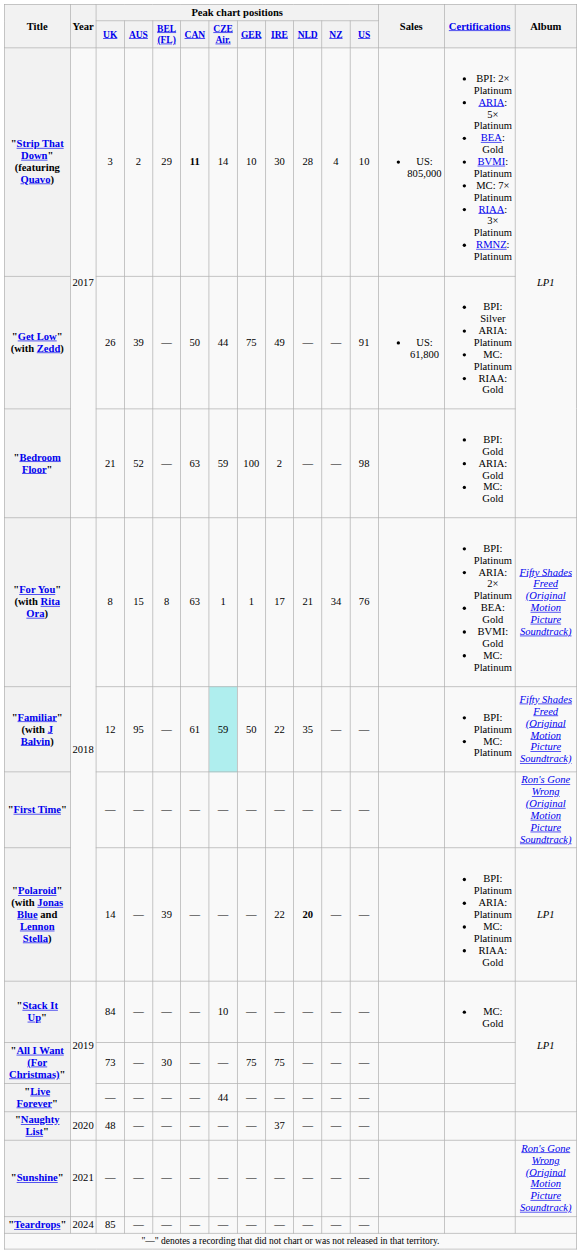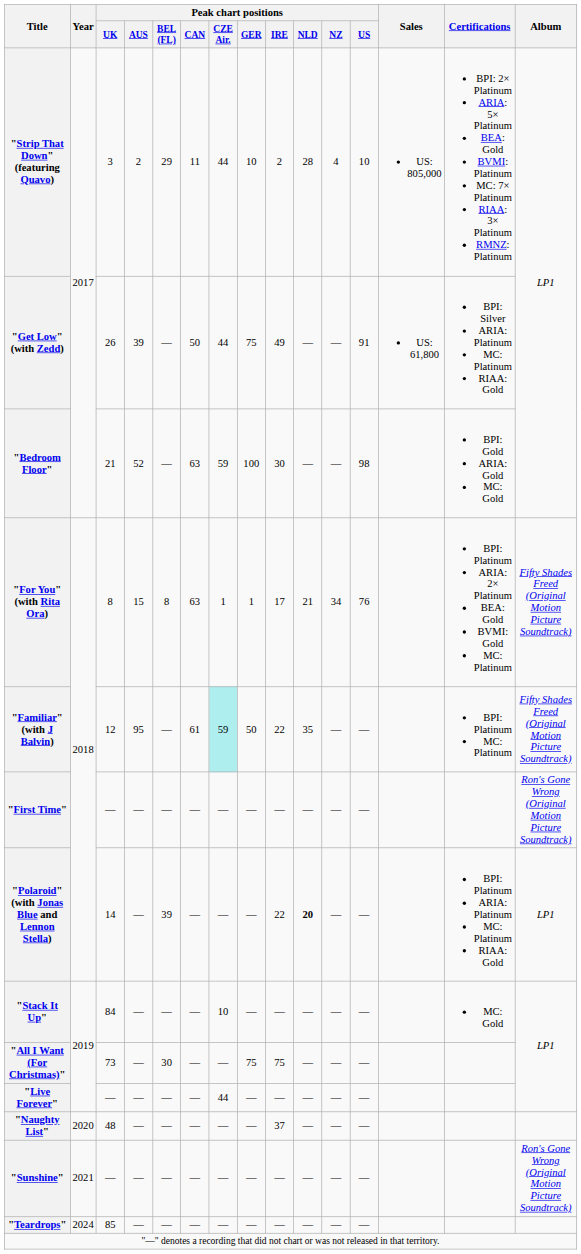(195, 162) bold -> (195, 162) normal
(223, 162) 14 -> (223, 162) 44
(279, 162) 30 -> (279, 162) 2
(279, 463) 2 -> (279, 463) 30
